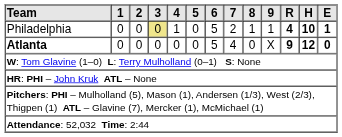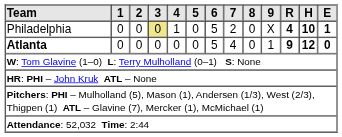(252, 29) 1 -> (252, 29) 0
(271, 29) 1 -> (271, 29) X
(271, 45) X -> (271, 45) 1
